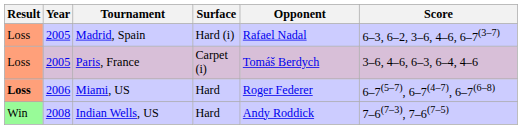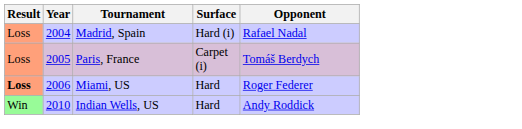- column: (438, 14)
(58, 35) 2005 -> (58, 33) 2004
(58, 113) 2008 -> (58, 104) 2010
